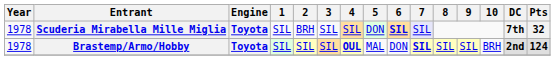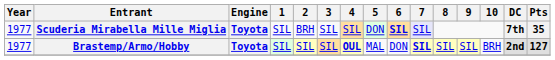(19, 30) 1978 -> (19, 30) 1977
(539, 30) 32 -> (539, 30) 35
(19, 47) 1978 -> (19, 47) 1977
(539, 47) 124 -> (539, 47) 127
